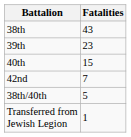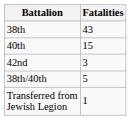- row: (16, 46)
(85, 79) 7 -> (85, 62) 3
